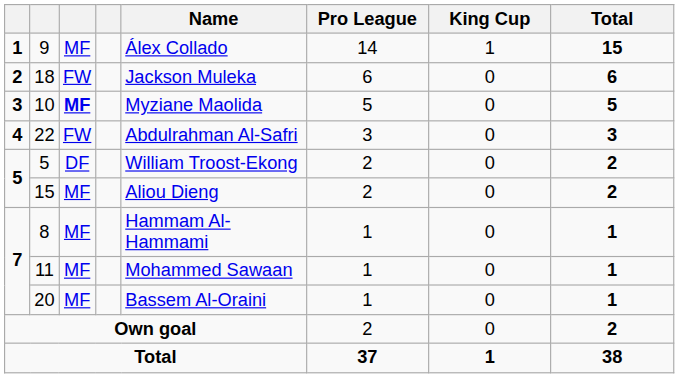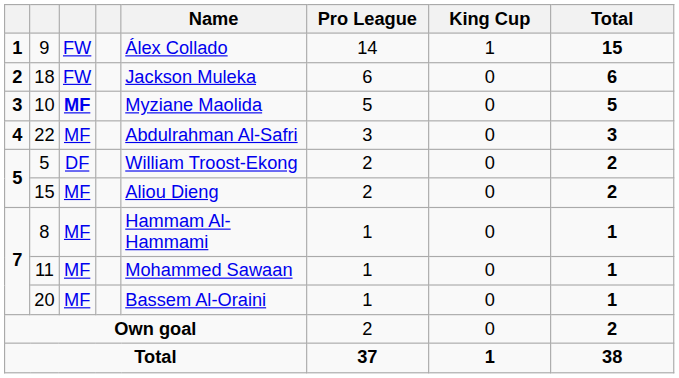(77, 47) MF -> (77, 47) FW
(77, 134) FW -> (77, 134) MF
